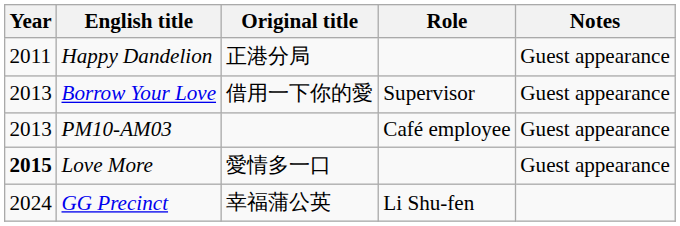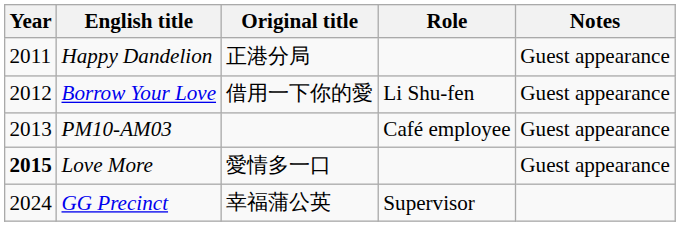(31, 94) 2013 -> (31, 94) 2012
(429, 94) Supervisor -> (429, 94) Li Shu-fen
(429, 202) Li Shu-fen -> (429, 202) Supervisor
